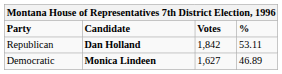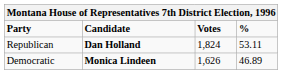(209, 45) 1,842 -> (209, 45) 1,824
(209, 61) 1,627 -> (209, 61) 1,626
